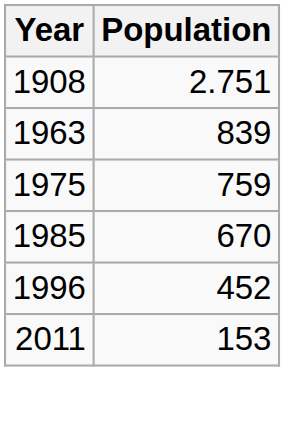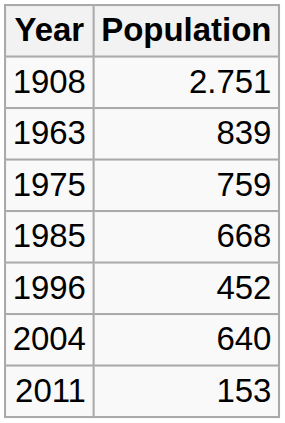(244, 236) 670 -> (244, 236) 668
+ row: (49, 339)
